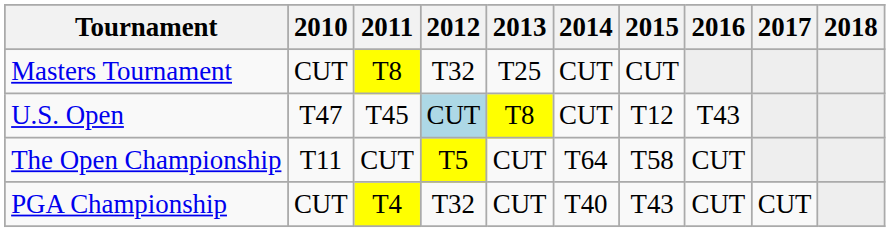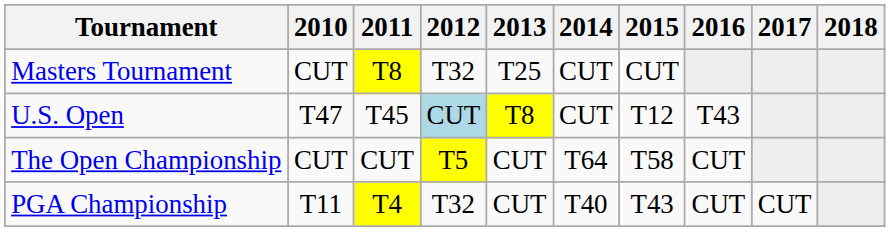(321, 159) T11 -> (321, 159) CUT
(321, 204) CUT -> (321, 204) T11
